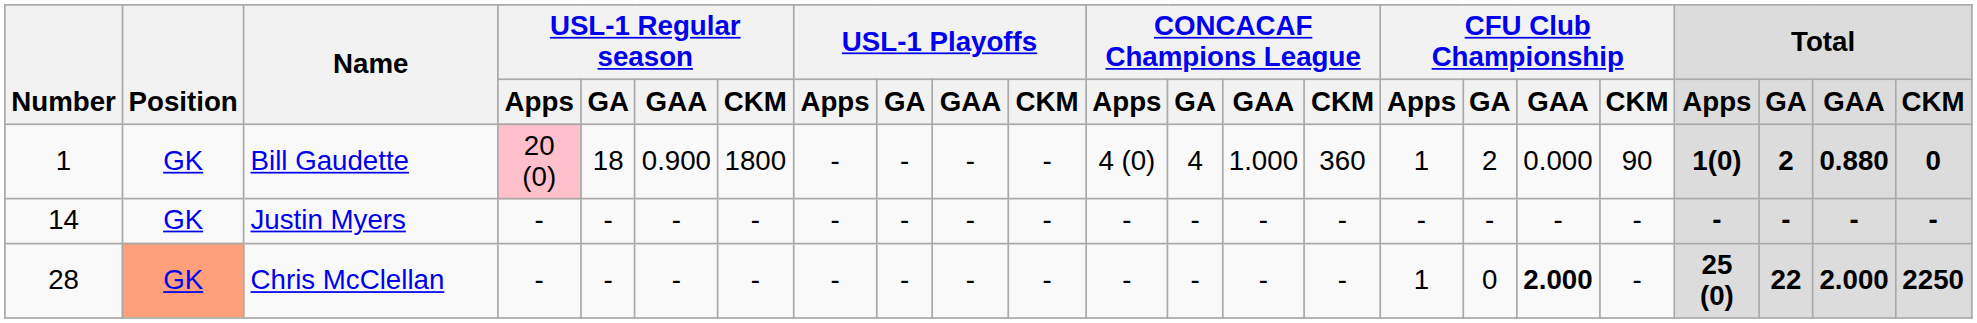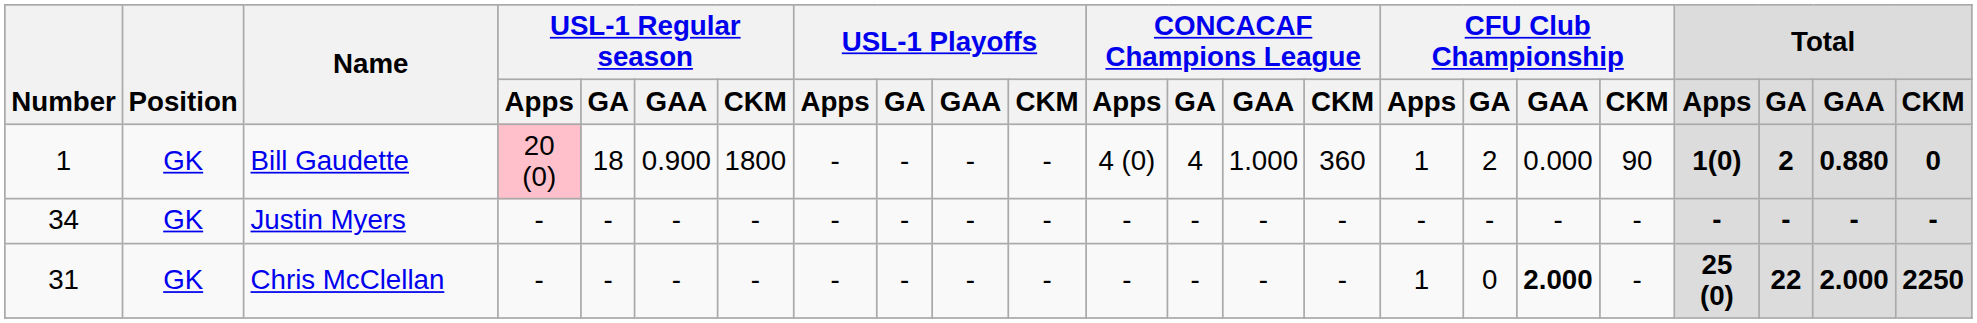(64, 220) 14 -> (64, 220) 34
(64, 279) 28 -> (64, 279) 31
(183, 279) lightsalmon background -> (183, 279) no background
